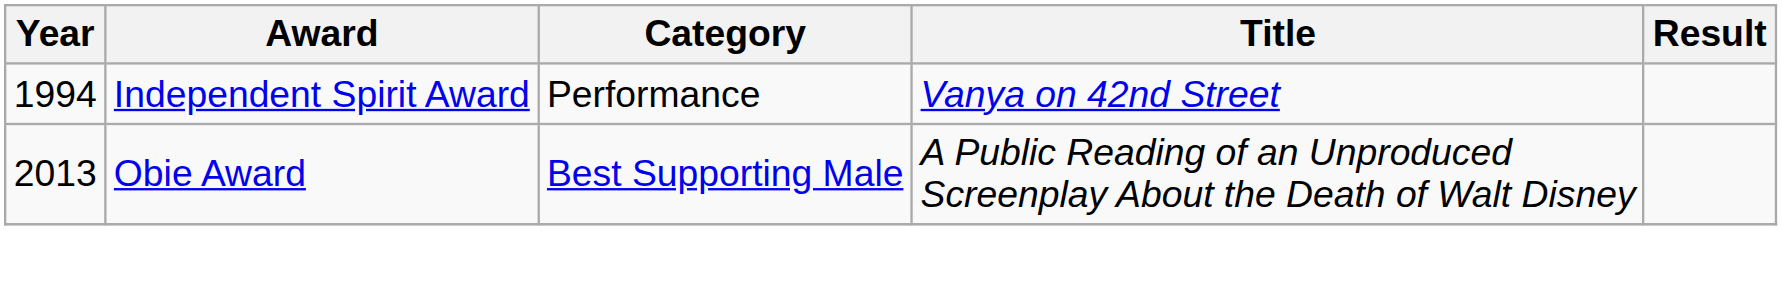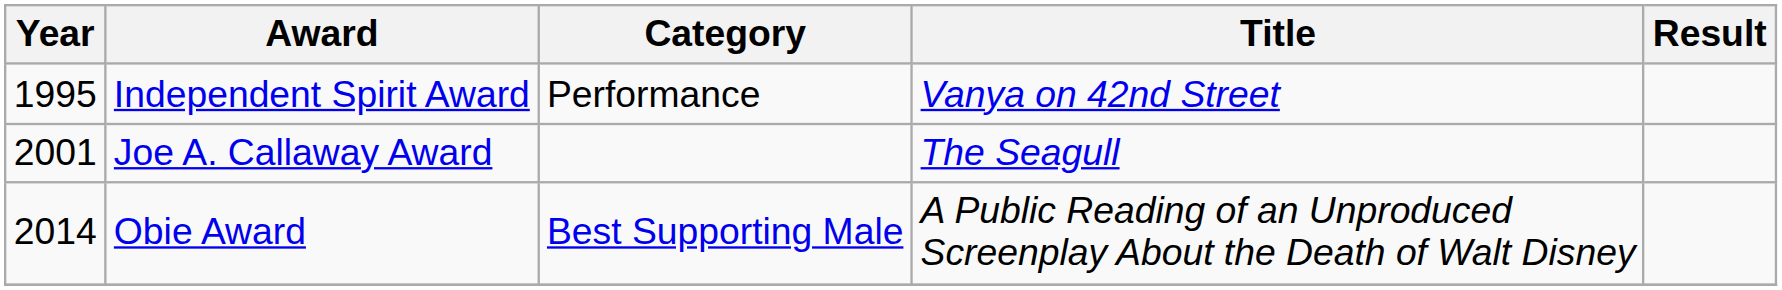(55, 93) 1994 -> (55, 93) 1995
+ row: (303, 152)
(55, 173) 2013 -> (55, 232) 2014
